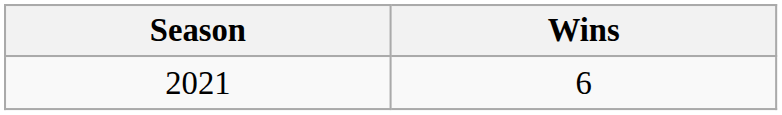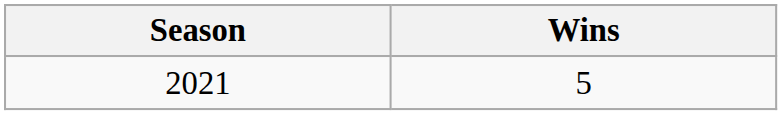(584, 82) 6 -> (584, 82) 5
